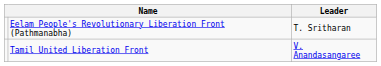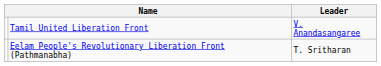rows swapped: (117, 28) <-> (79, 50)
